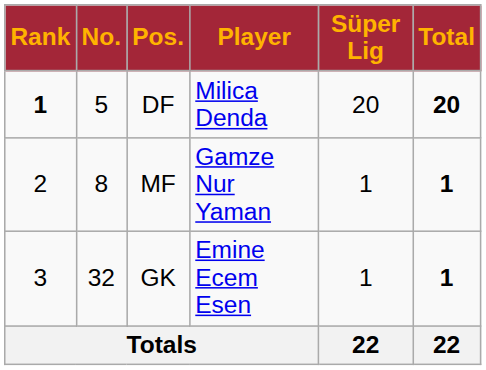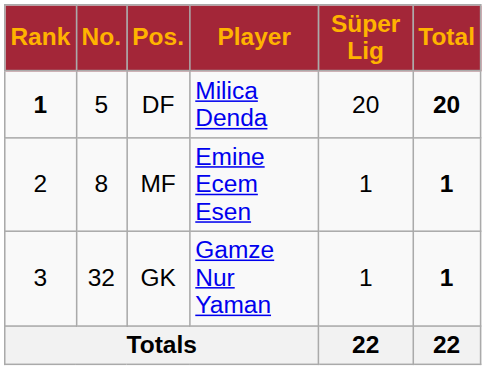(235, 184) Gamze Nur Yaman -> (230, 184) Emine Ecem Esen
(230, 278) Emine Ecem Esen -> (235, 278) Gamze Nur Yaman
